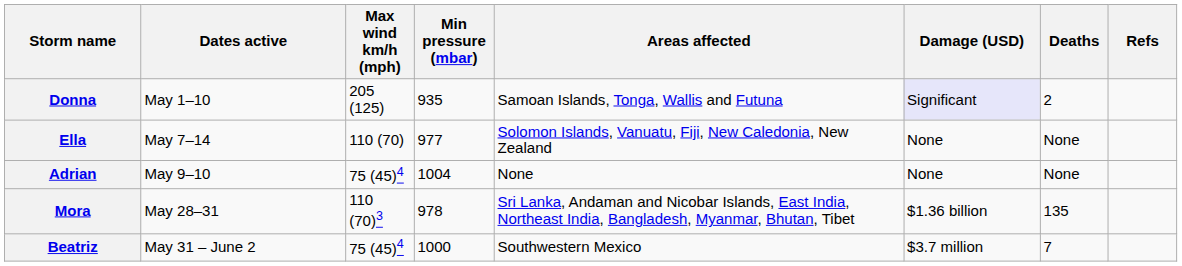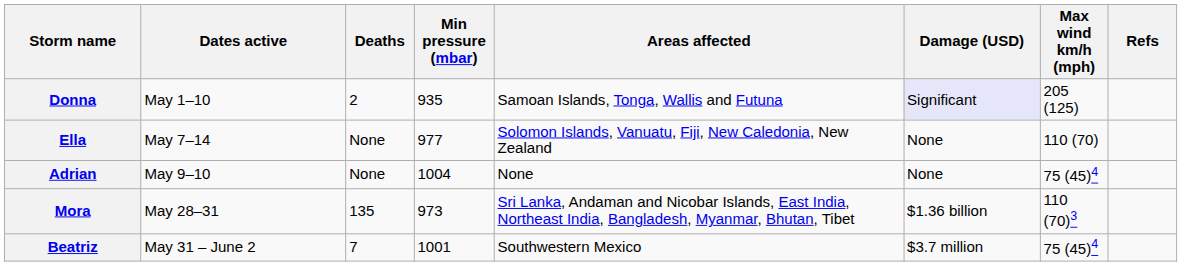columns swapped: (380, 41) <-> (1074, 41)
(430, 210) 978 -> (430, 210) 973
(434, 247) 1000 -> (434, 247) 1001
